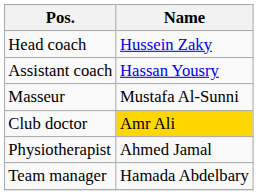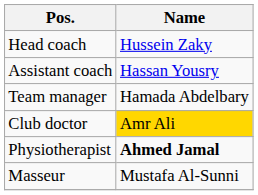rows swapped: (57, 176) <-> (37, 96)
(166, 149) normal -> (170, 149) bold
